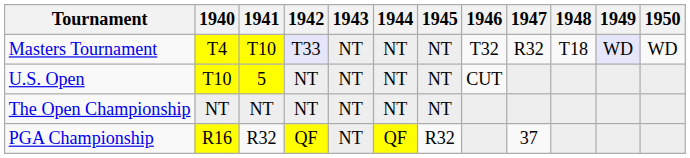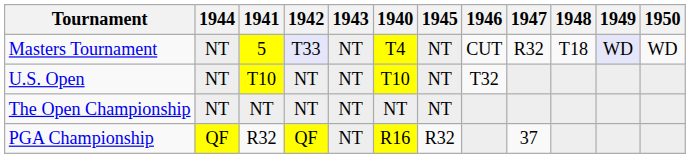columns swapped: (217, 19) <-> (395, 19)
(262, 49) T10 -> (262, 49) 5
(484, 49) T32 -> (484, 49) CUT
(262, 79) 5 -> (262, 79) T10
(484, 79) CUT -> (484, 79) T32
